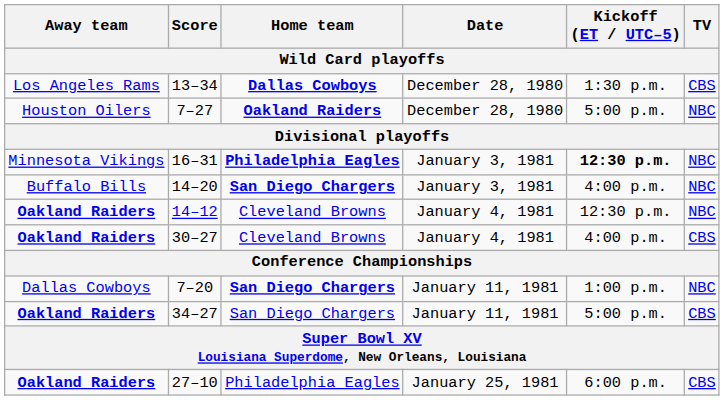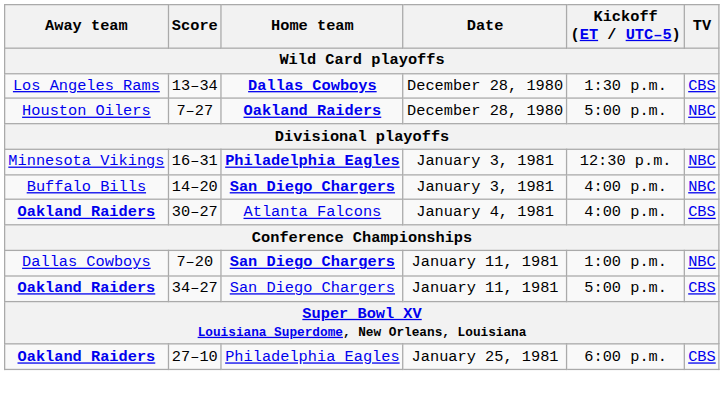(626, 162) bold -> (626, 162) normal
- row: (195, 212)
(312, 238) Cleveland Browns -> (312, 212) Atlanta Falcons
